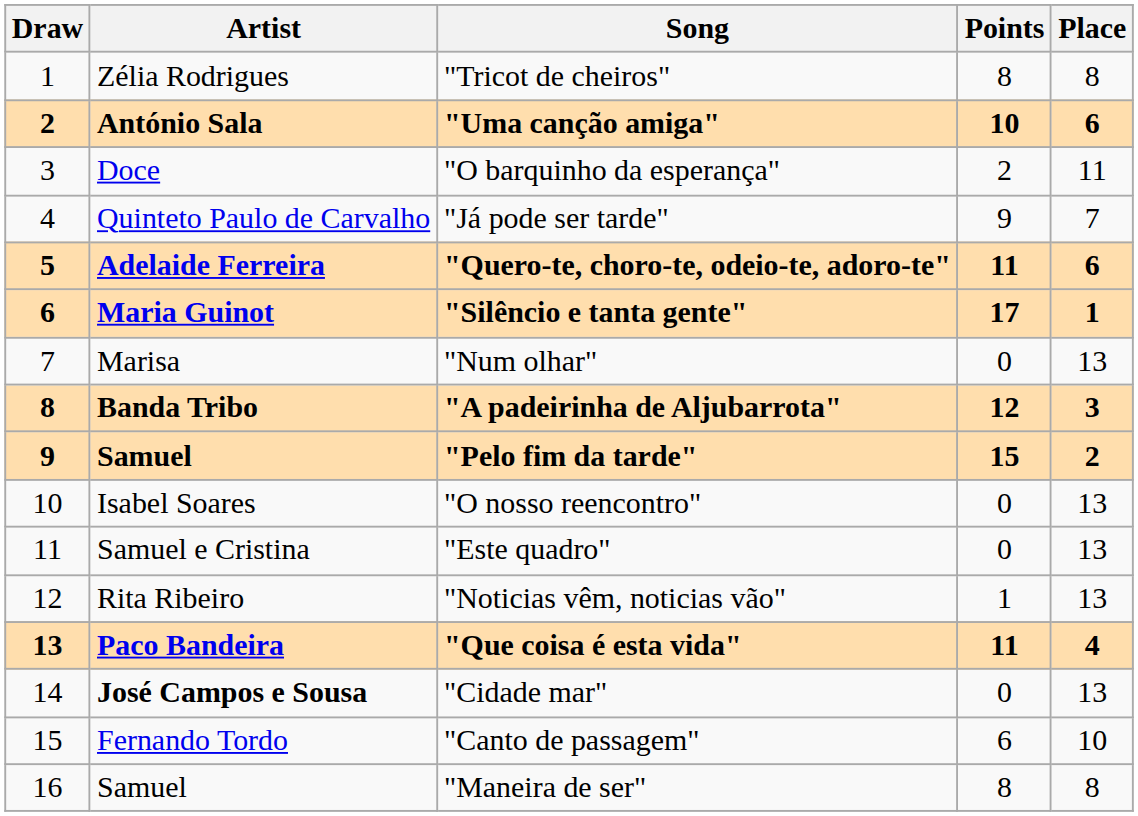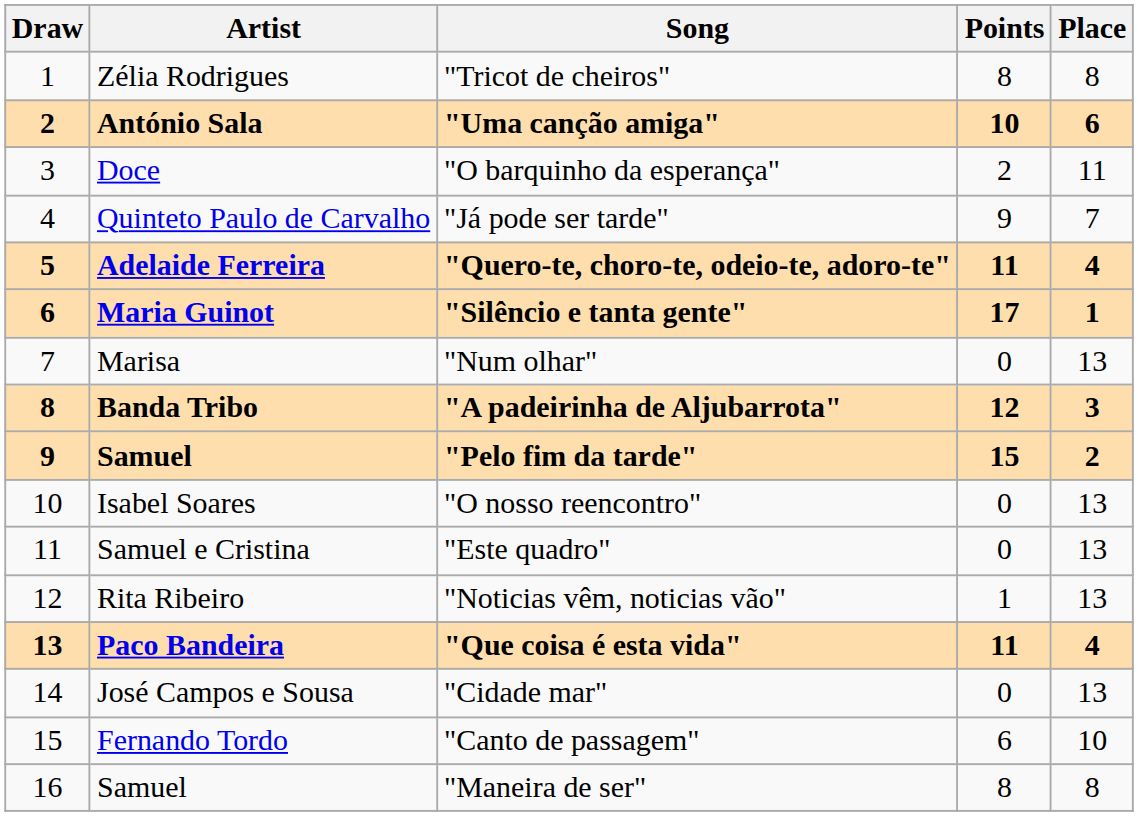(1092, 265) 6 -> (1092, 265) 4
(232, 692) bold -> (225, 692) normal
